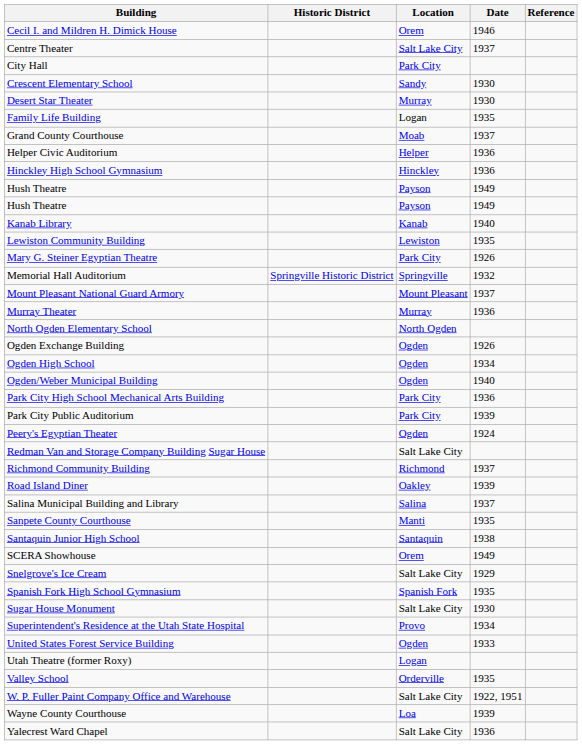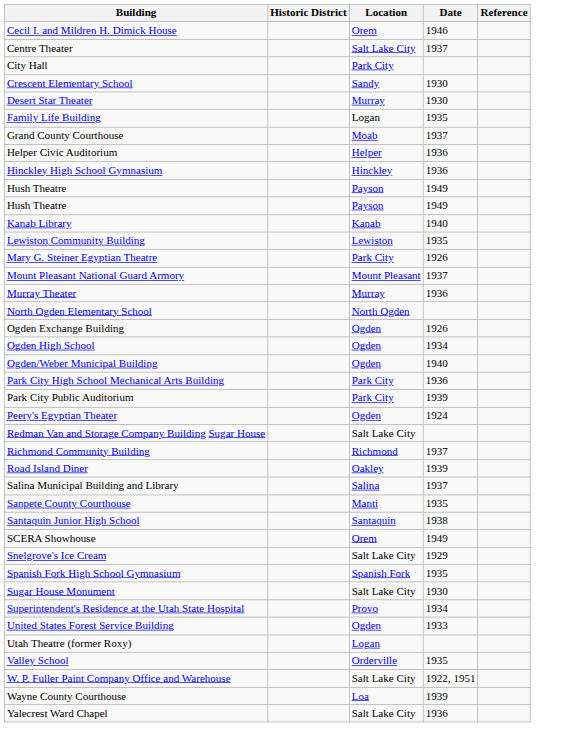- row: (66, 275)
